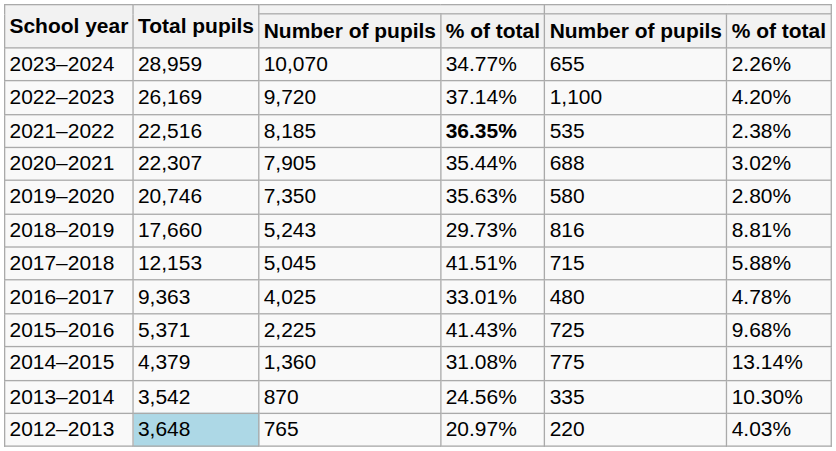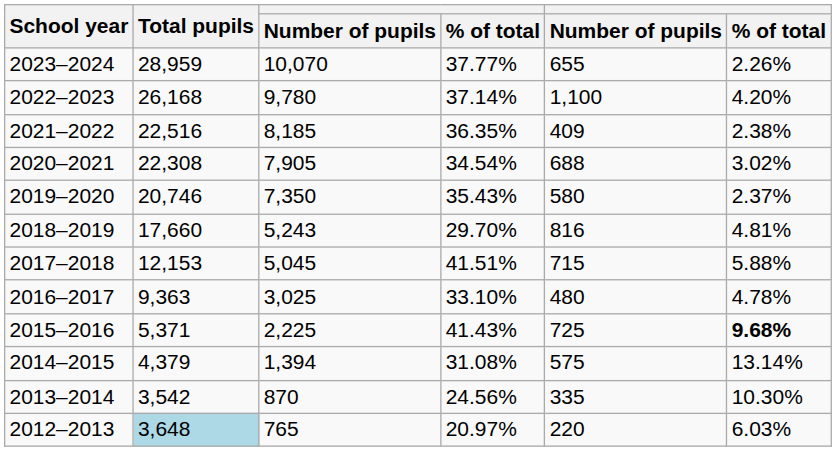(481, 64) 34.77% -> (481, 64) 37.77%
(170, 97) 26,169 -> (170, 97) 26,168
(290, 97) 9,720 -> (290, 97) 9,780
(481, 130) bold -> (481, 130) normal
(567, 130) 535 -> (567, 130) 409
(170, 163) 22,307 -> (170, 163) 22,308
(481, 163) 35.44% -> (481, 163) 34.54%
(481, 196) 35.63% -> (481, 196) 35.43%
(761, 196) 2.80% -> (761, 196) 2.37%
(481, 230) 29.73% -> (481, 230) 29.70%
(761, 230) 8.81% -> (761, 230) 4.81%
(290, 296) 4,025 -> (290, 296) 3,025
(481, 296) 33.01% -> (481, 296) 33.10%
(761, 329) normal -> (761, 329) bold
(290, 363) 1,360 -> (290, 363) 1,394
(567, 363) 775 -> (567, 363) 575
(761, 429) 4.03% -> (761, 429) 6.03%
